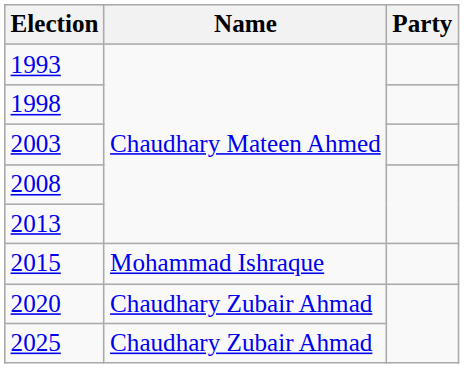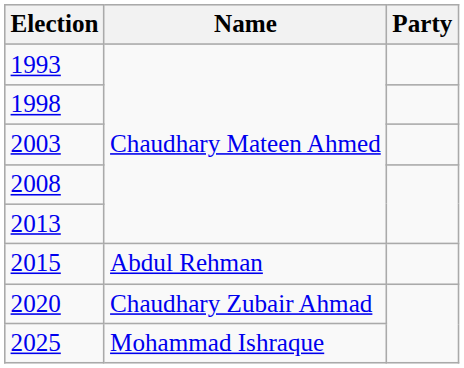(217, 263) Mohammad Ishraque -> (186, 263) Abdul Rehman
(241, 343) Chaudhary Zubair Ahmad -> (217, 343) Mohammad Ishraque
